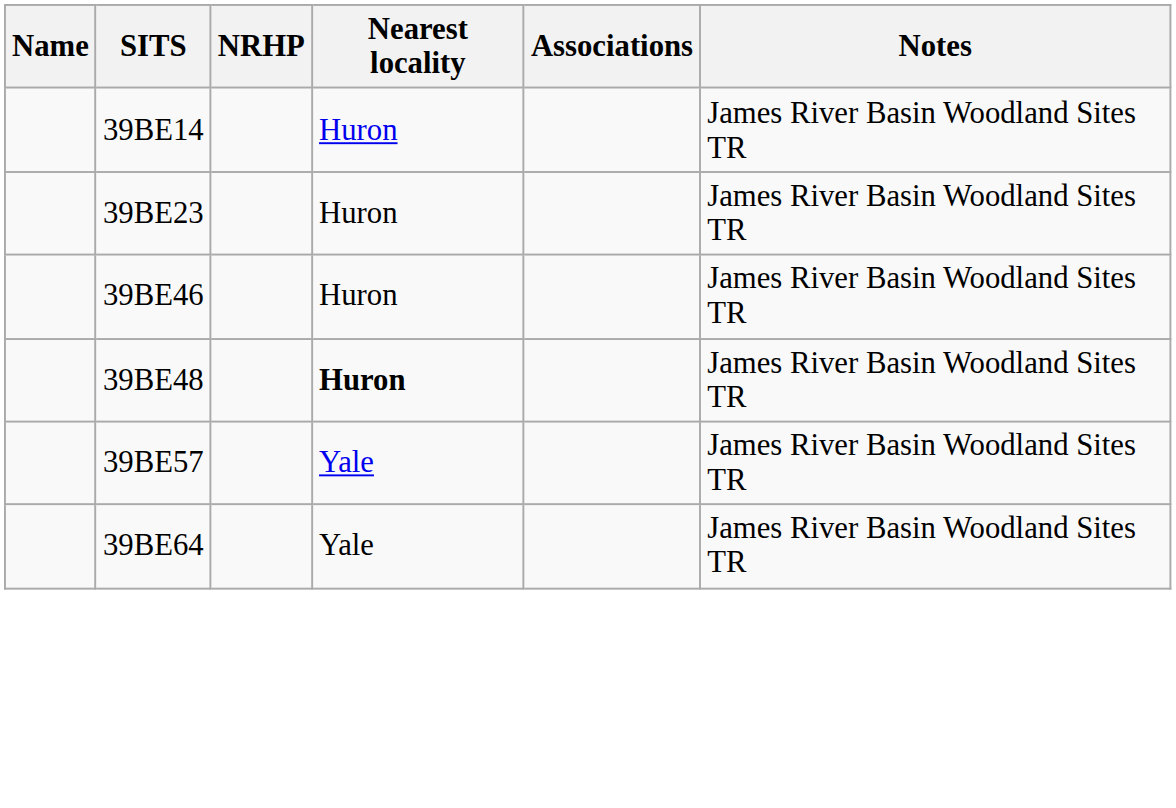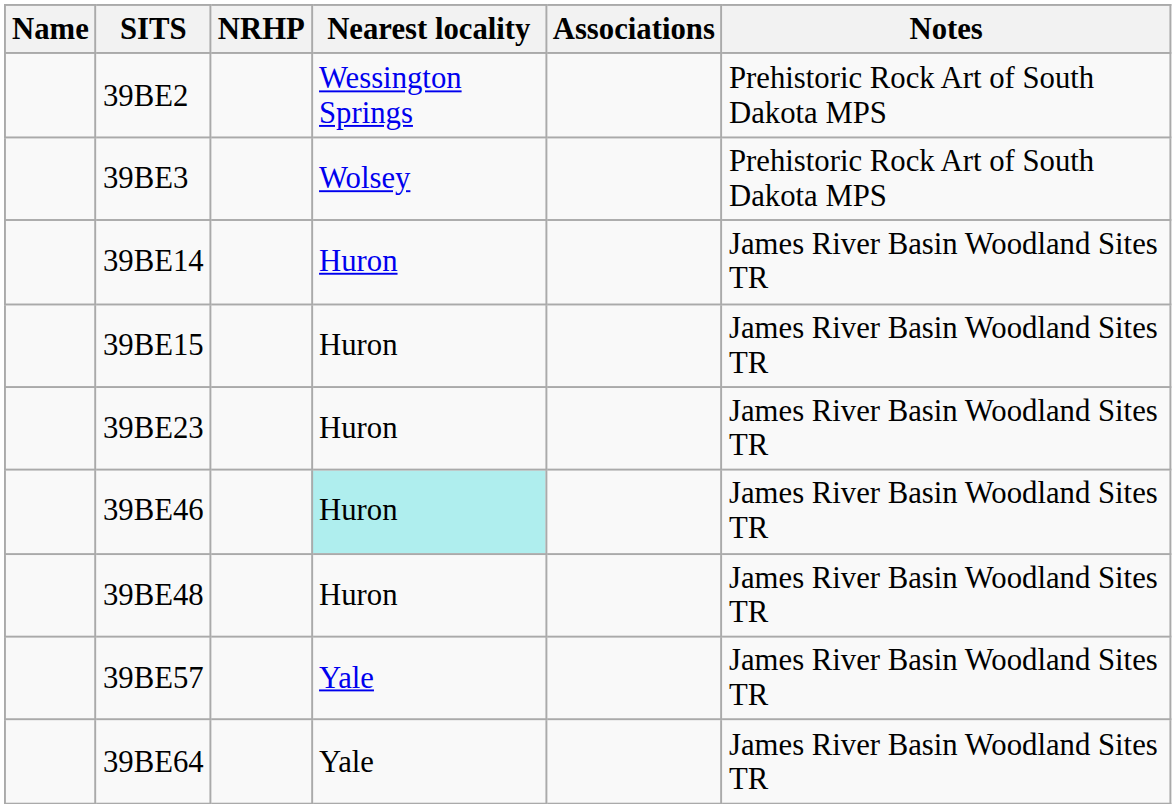+ row: (146, 94)
+ row: (146, 178)
+ row: (153, 344)
(358, 295) no background -> (358, 511) paleturquoise background
(362, 379) bold -> (358, 594) normal
